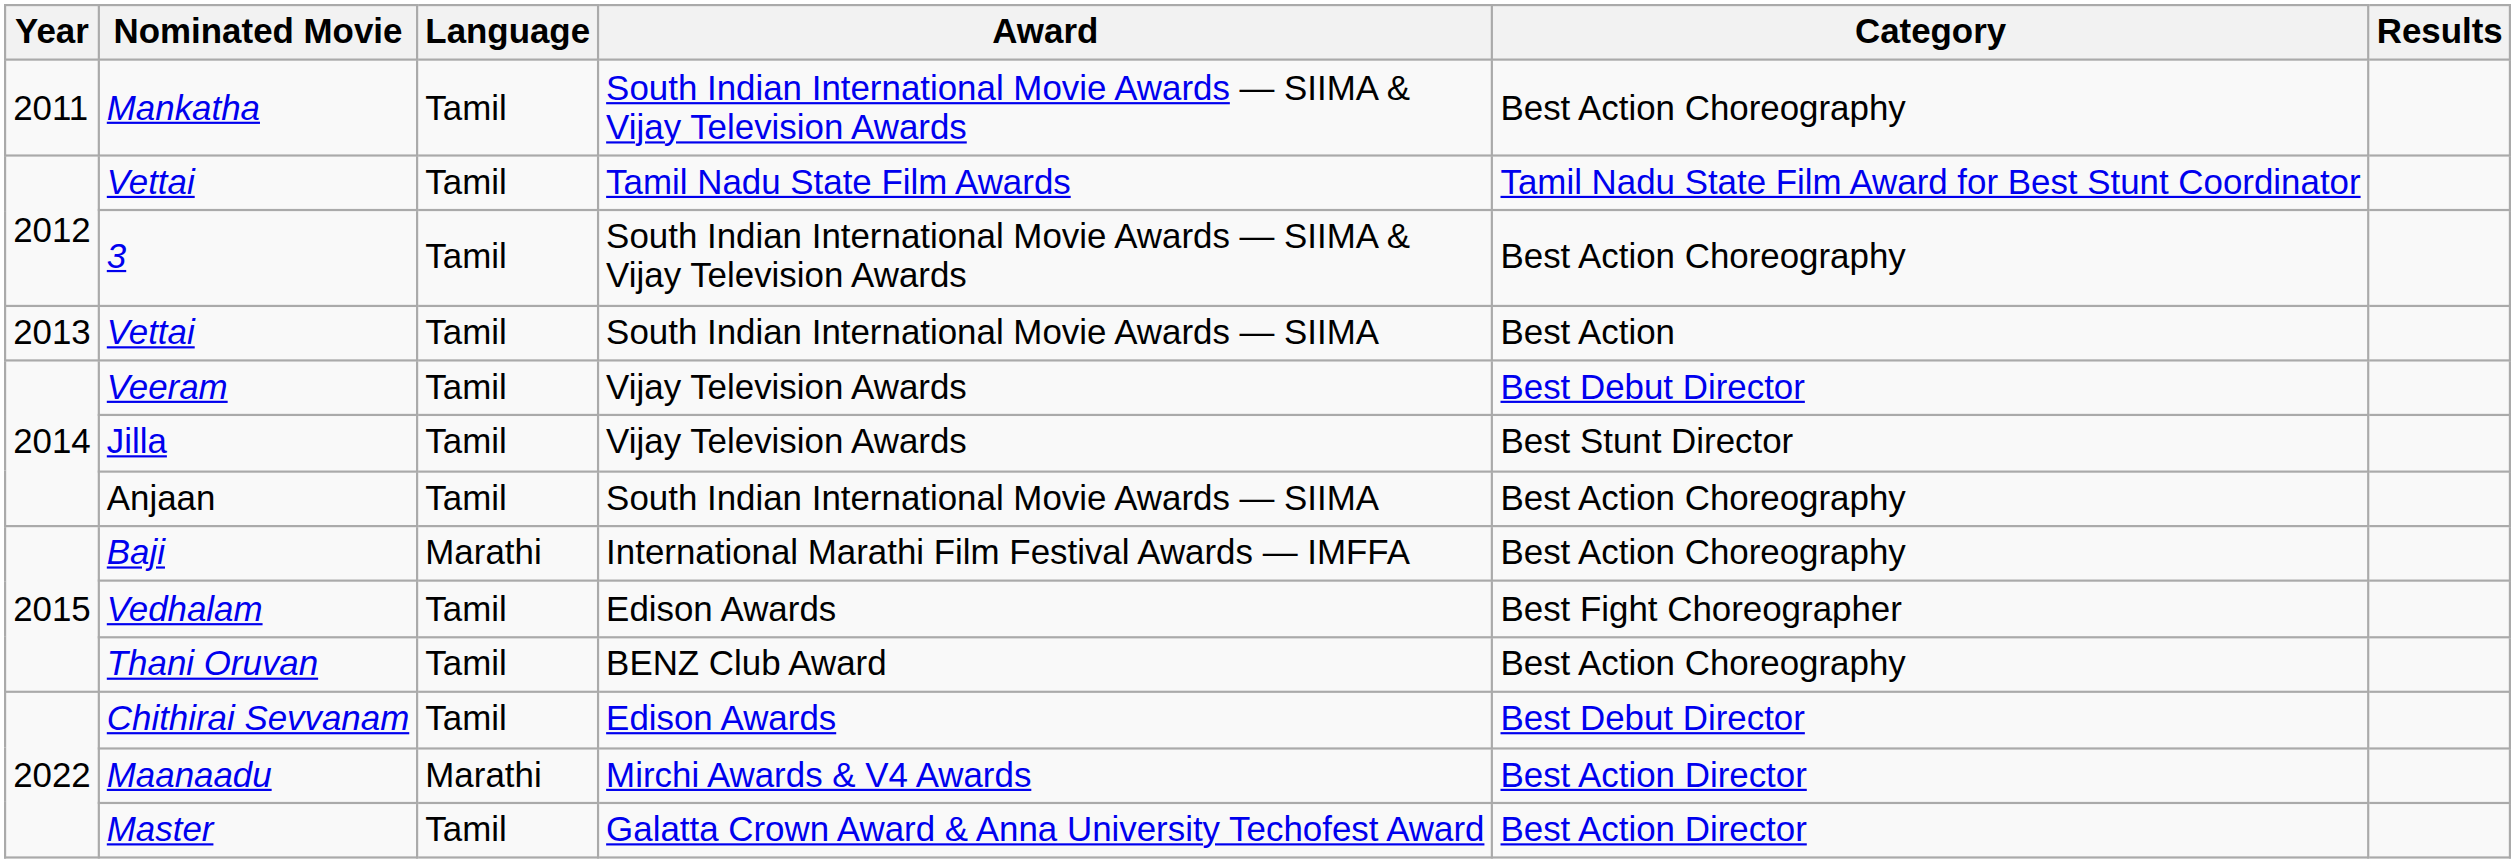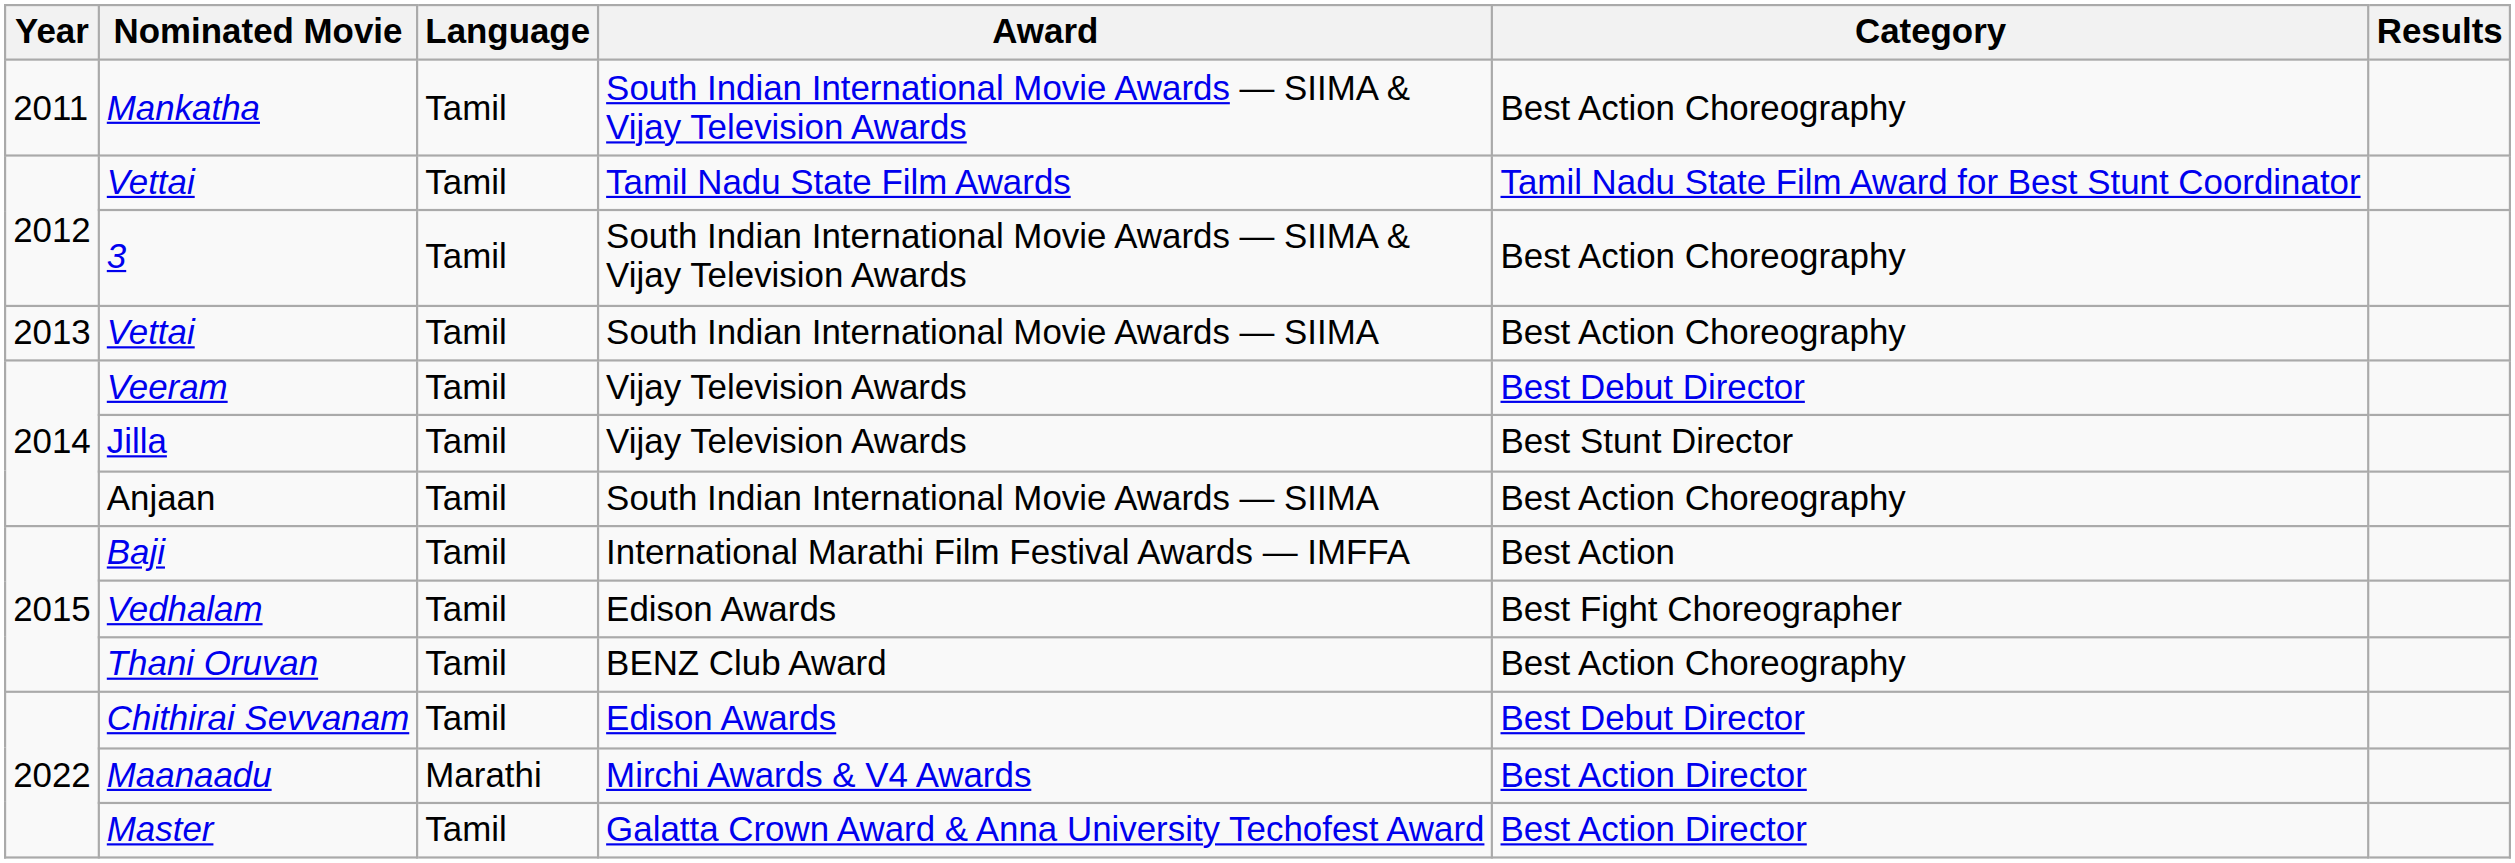(1588, 331) Best Action -> (1703, 331) Best Action Choreography
(483, 553) Marathi -> (466, 553) Tamil
(1703, 553) Best Action Choreography -> (1588, 553) Best Action
